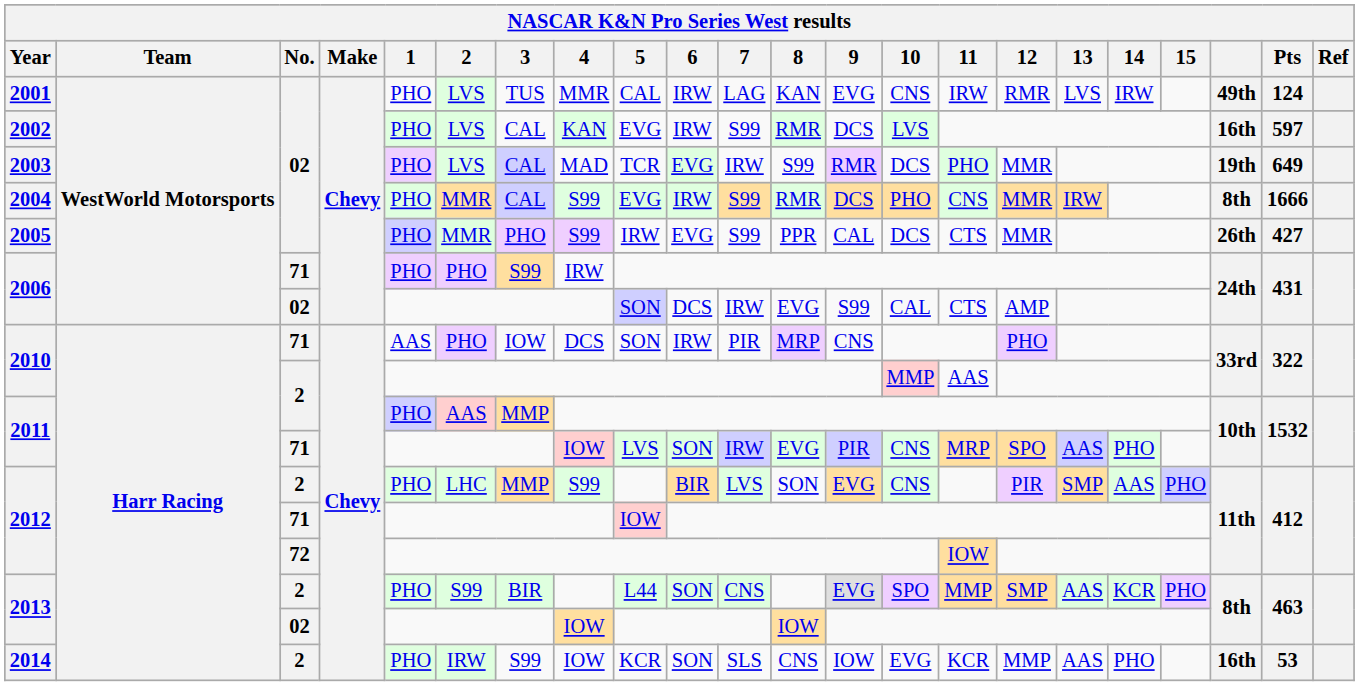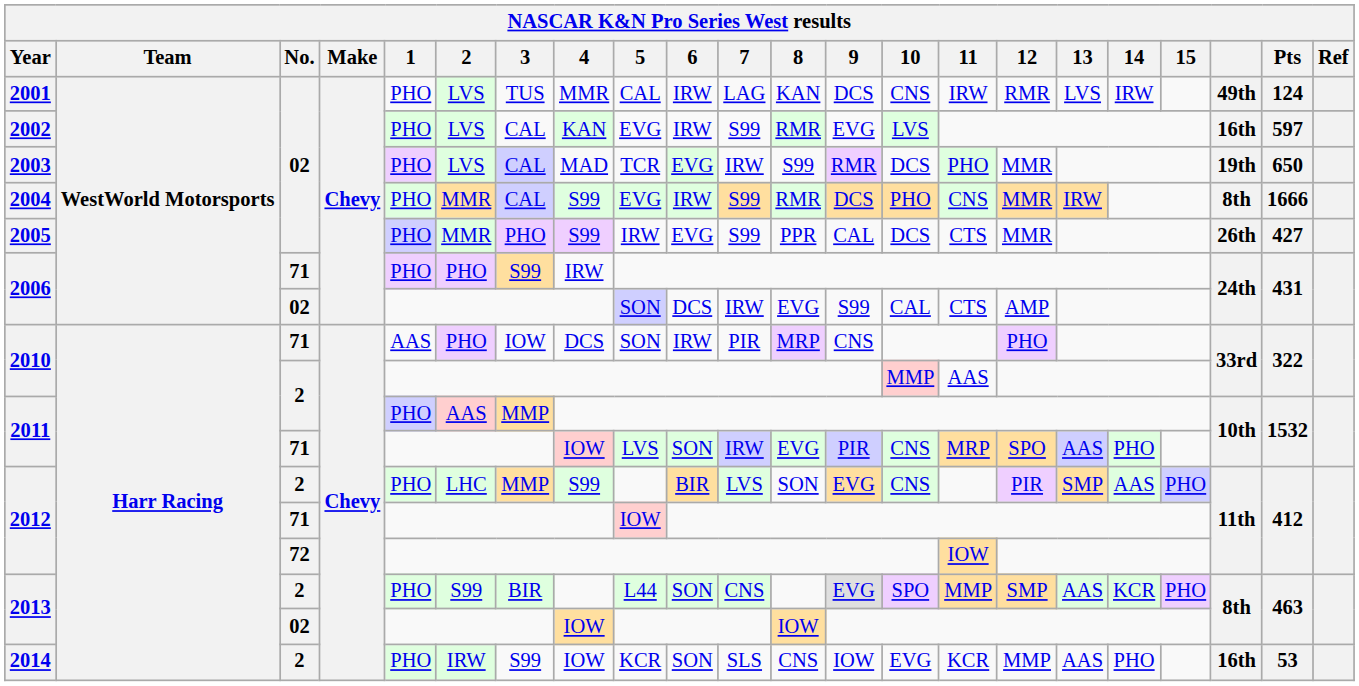(854, 93) EVG -> (854, 93) DCS
(854, 128) DCS -> (854, 128) EVG
(1288, 164) 649 -> (1288, 164) 650
